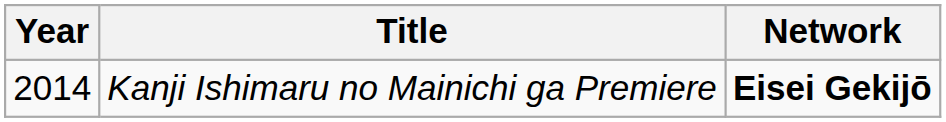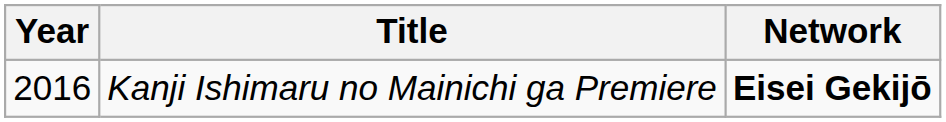(52, 87) 2014 -> (52, 87) 2016
